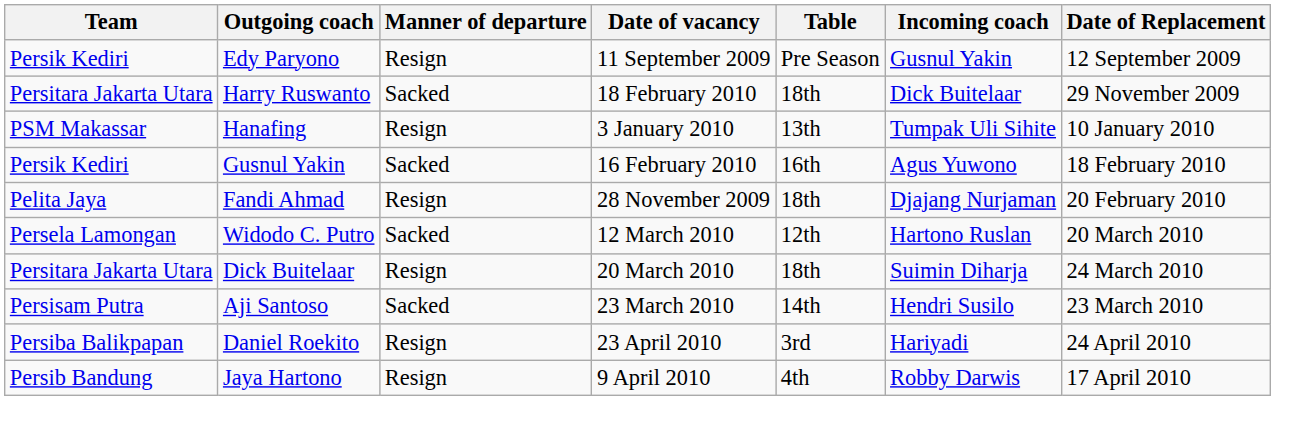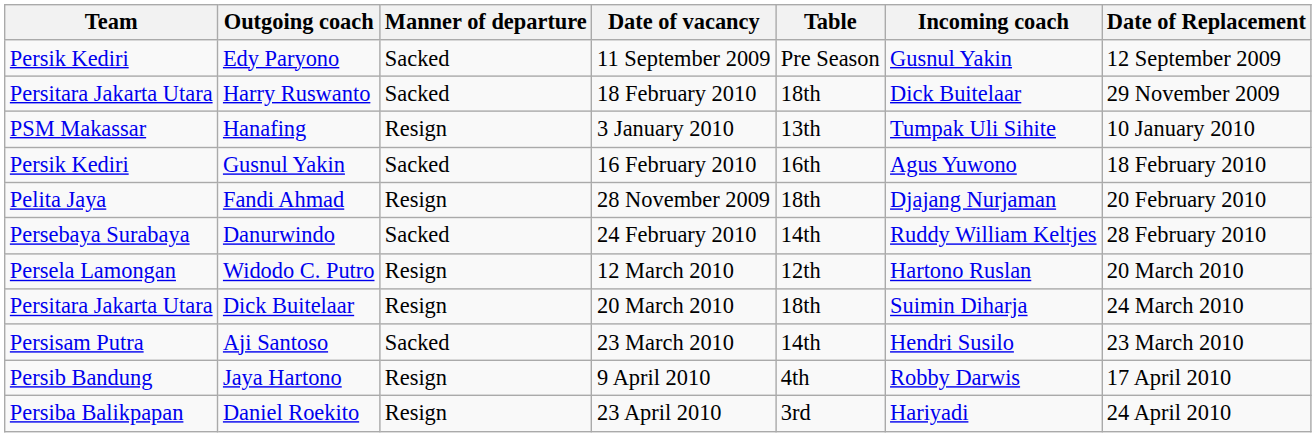(416, 57) Resign -> (417, 57) Sacked
+ row: (279, 235)
(417, 235) Sacked -> (416, 270) Resign
rows swapped: (282, 377) <-> (291, 341)
